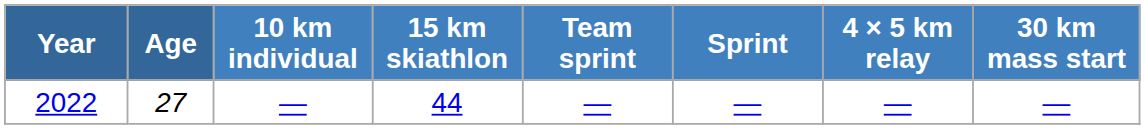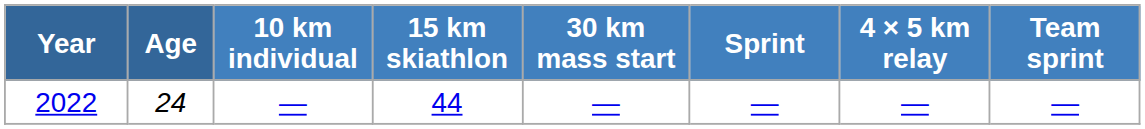columns swapped: (1056, 43) <-> (597, 43)
(171, 102) 27 -> (171, 102) 24
